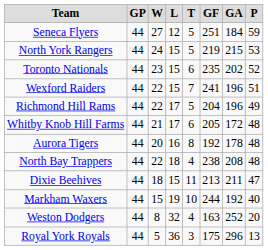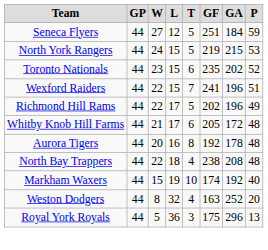(211, 106) 204 -> (211, 106) 202
- row: (66, 180)
(211, 198) 244 -> (211, 180) 174
